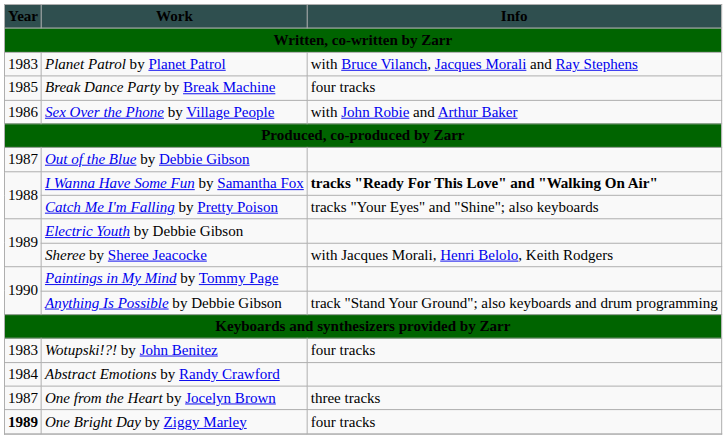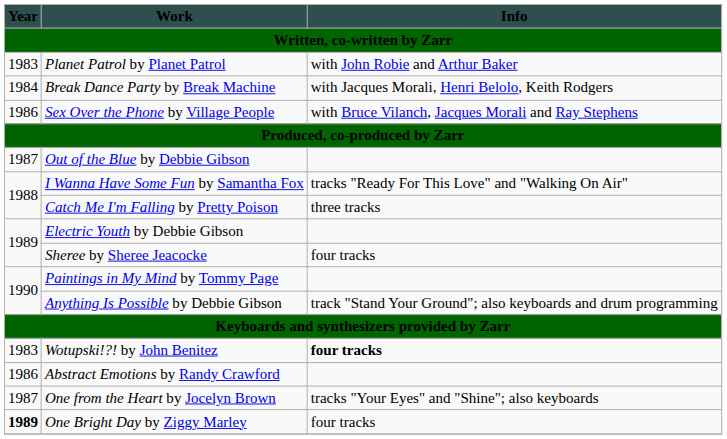(474, 64) with Bruce Vilanch, Jacques Morali and Ray Stephens -> (414, 64) with John Robie and Arthur Baker
(23, 87) 1985 -> (23, 87) 1984
(343, 87) four tracks -> (462, 87) with Jacques Morali, Henri Belolo, Keith Rodgers
(414, 111) with John Robie and Arthur Baker -> (474, 111) with Bruce Vilanch, Jacques Morali and Ray Stephens
(484, 183) bold -> (469, 183) normal
(455, 207) tracks "Your Eyes" and "Shine"; also keyboards -> (346, 207) three tracks
(462, 254) with Jacques Morali, Henri Belolo, Keith Rodgers -> (343, 254) four tracks
(343, 350) normal -> (346, 350) bold
(23, 374) 1984 -> (23, 374) 1986
(346, 398) three tracks -> (455, 398) tracks "Your Eyes" and "Shine"; also keyboards
